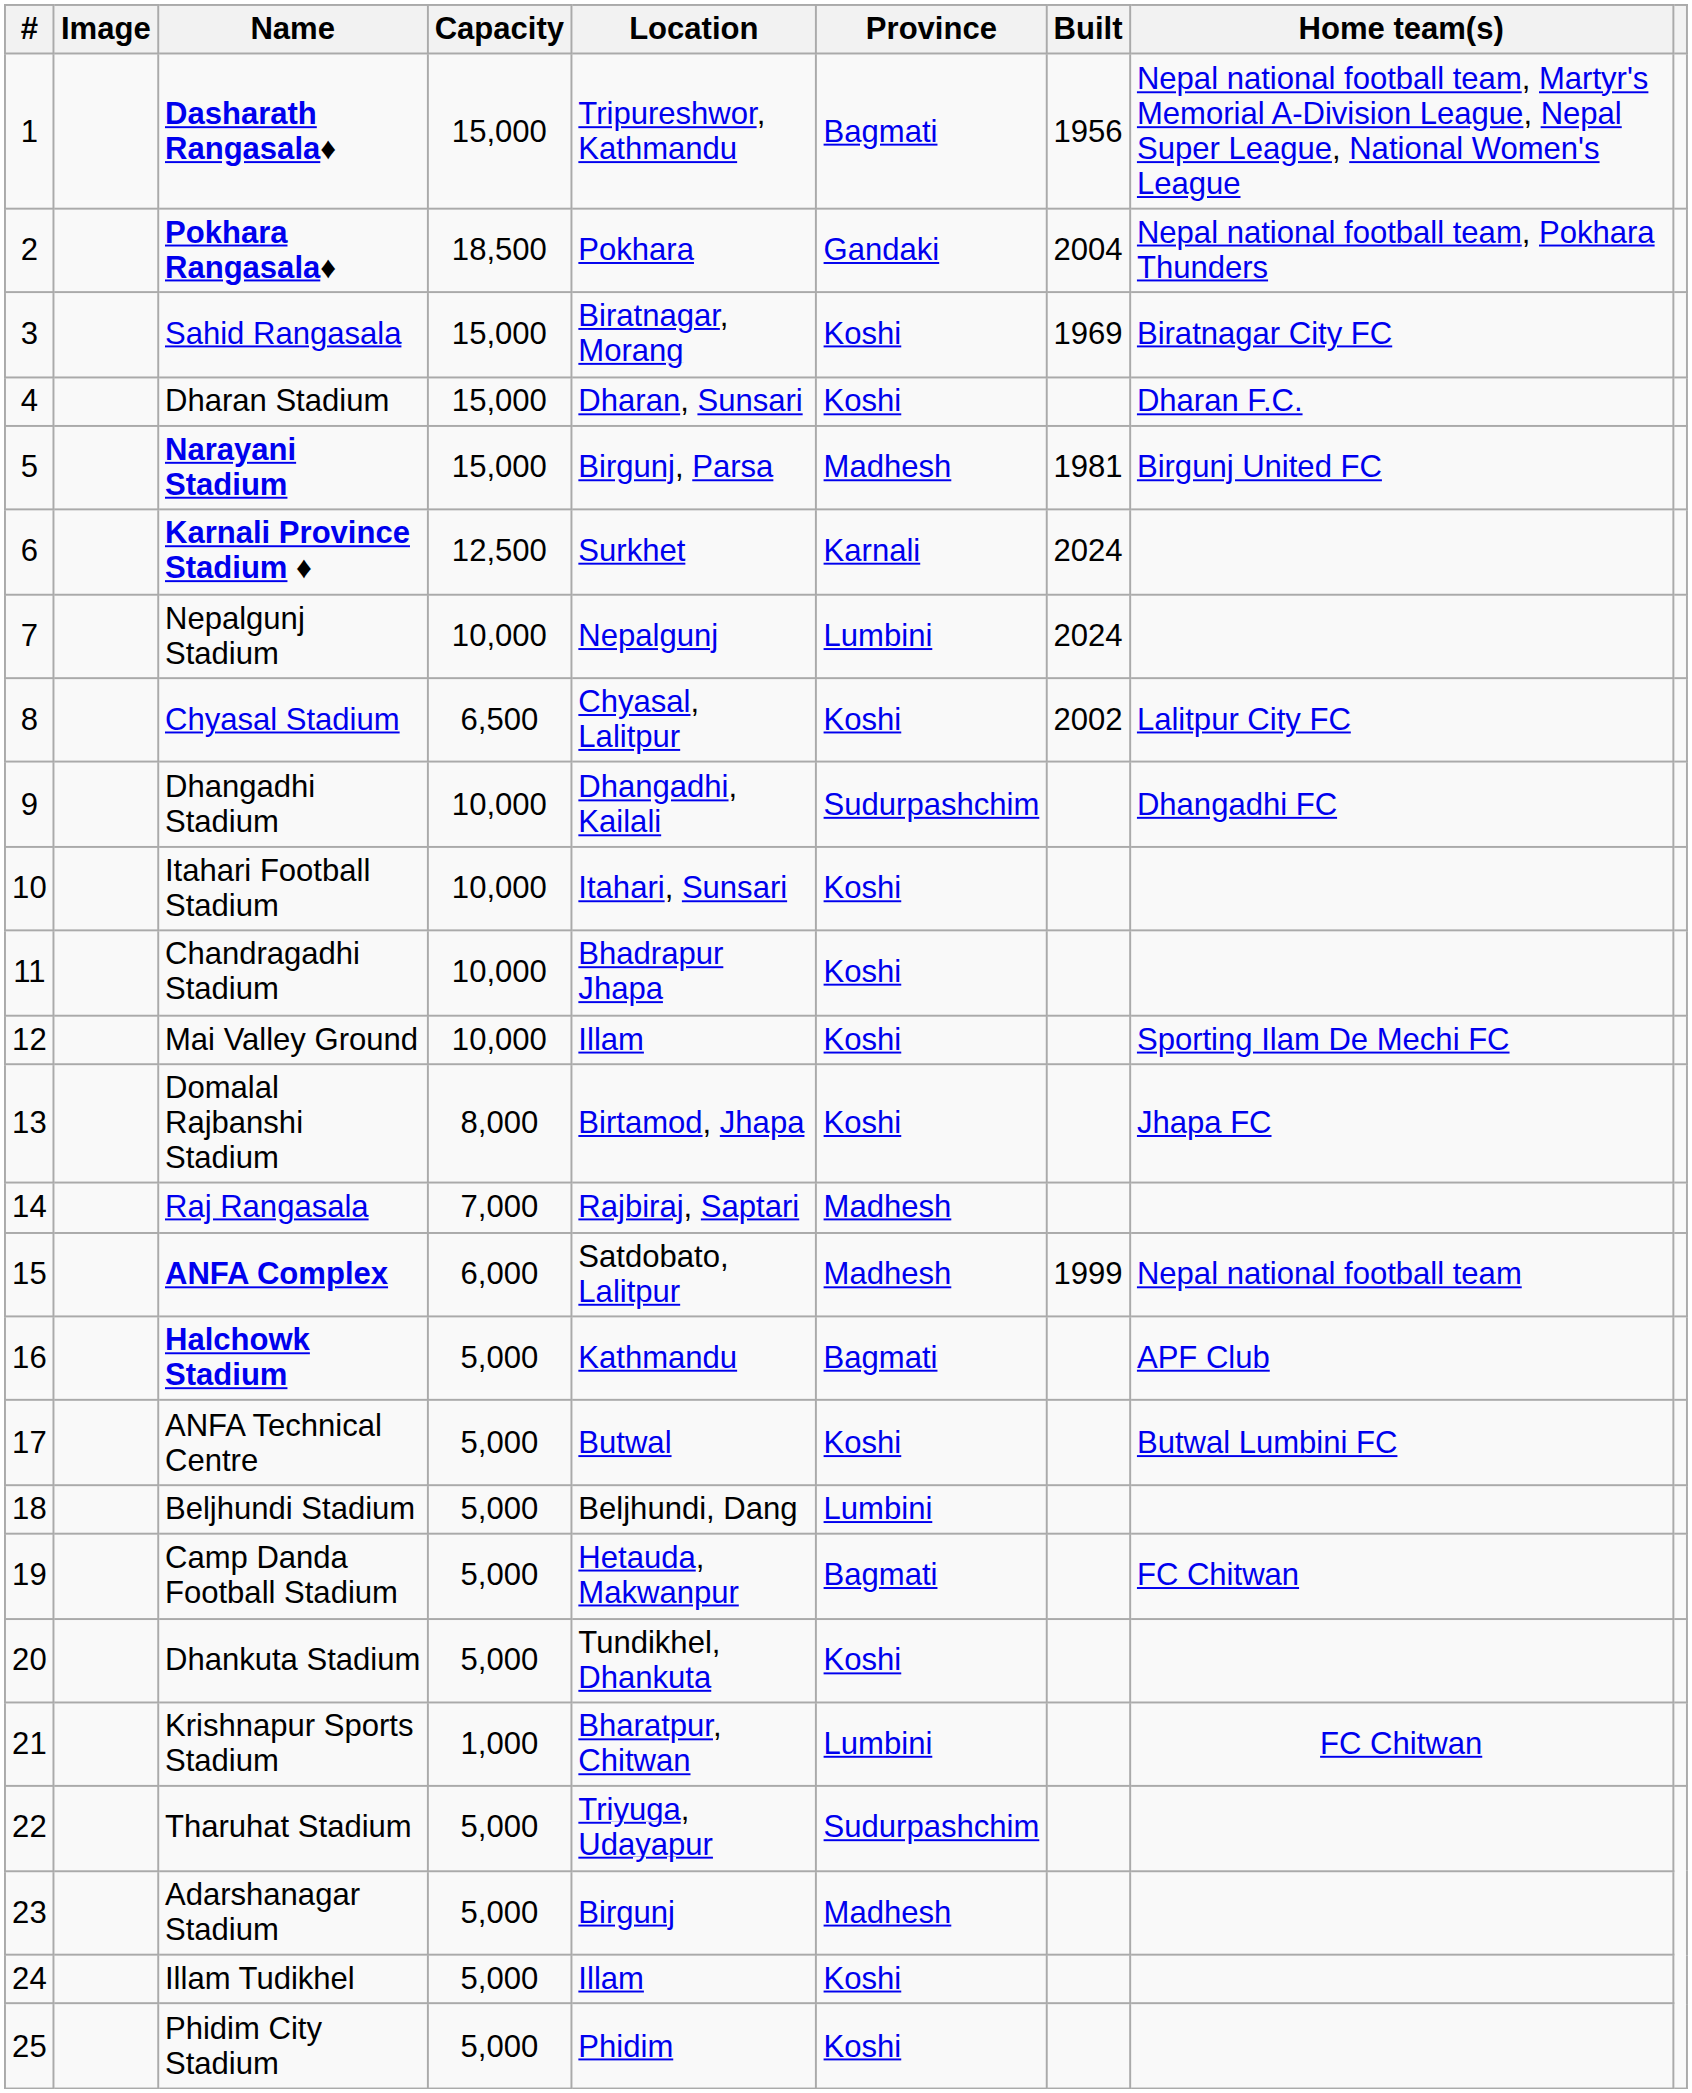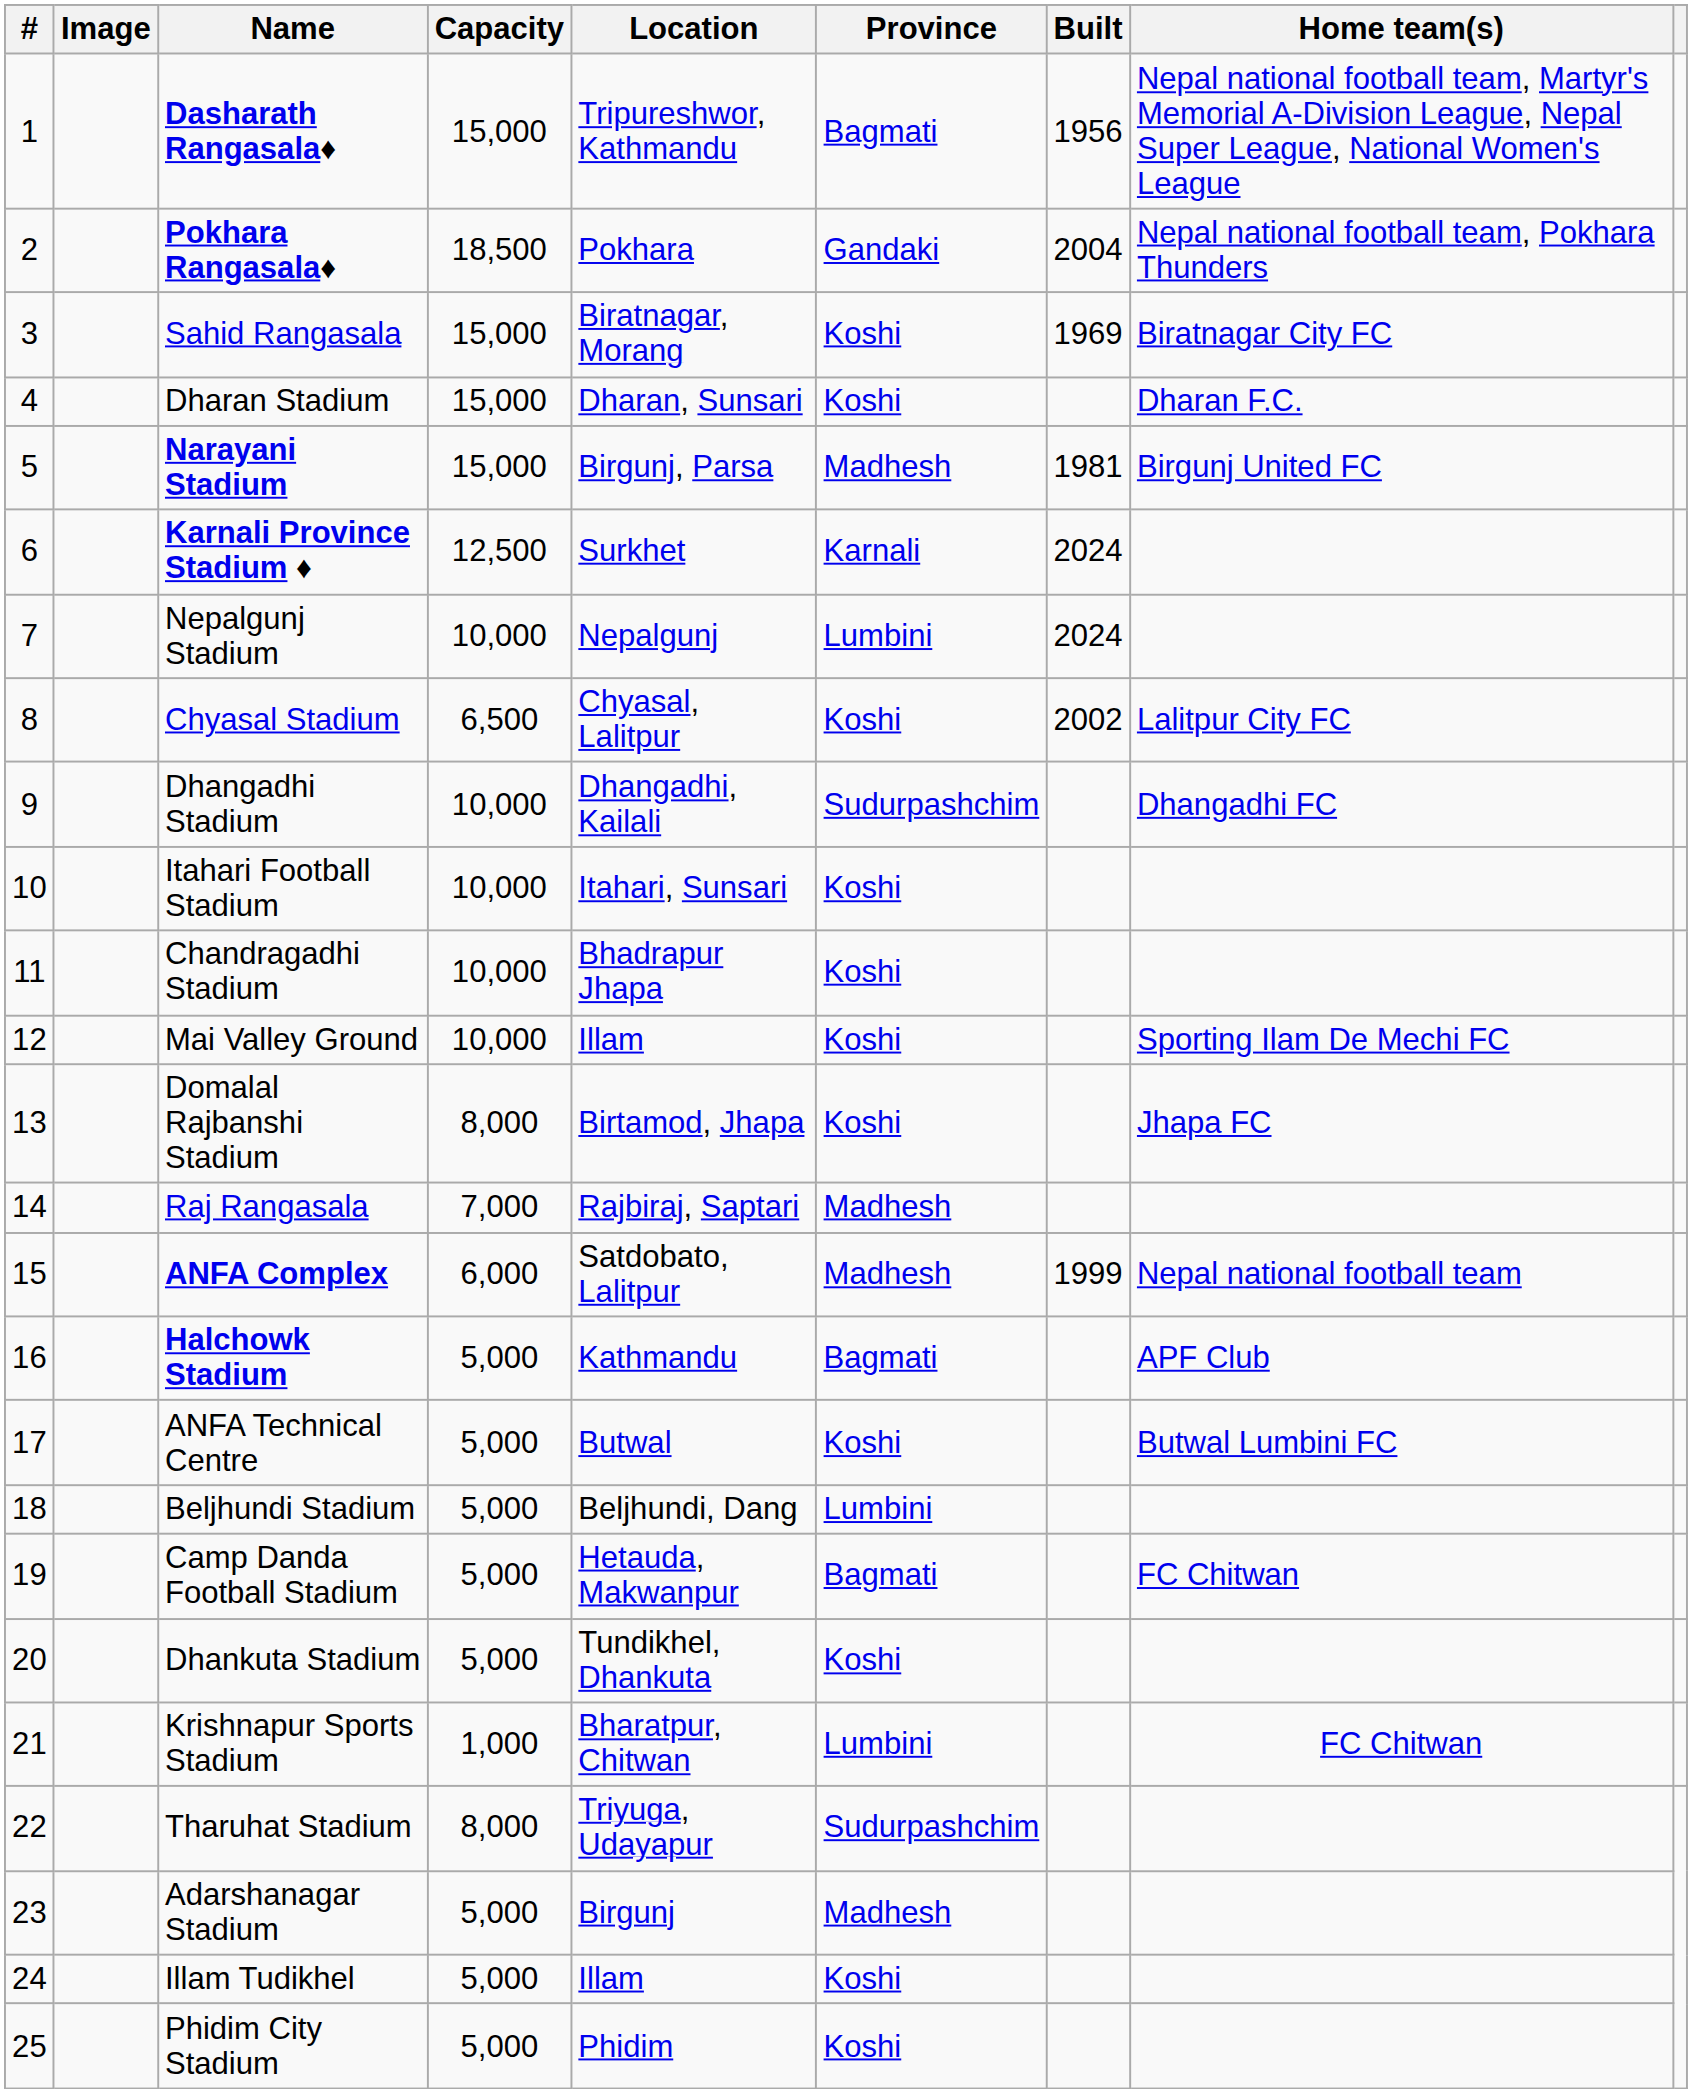(499, 1827) 5,000 -> (499, 1827) 8,000
